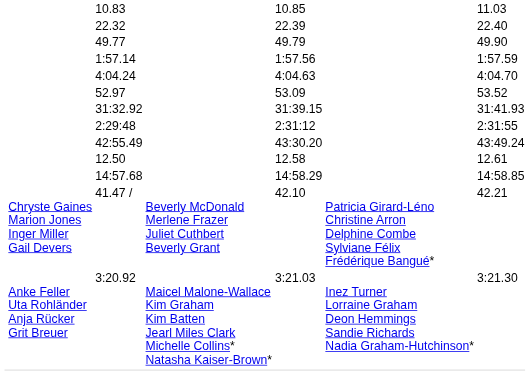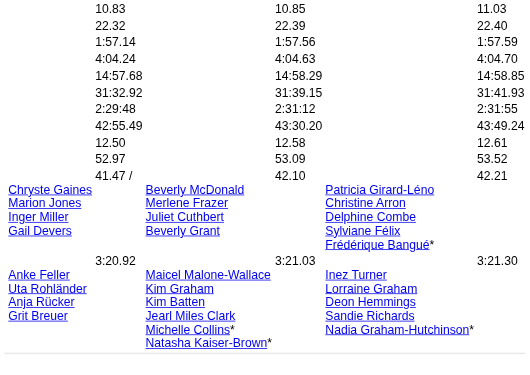- row: (110, 42)
rows swapped: (119, 176) <-> (110, 92)
